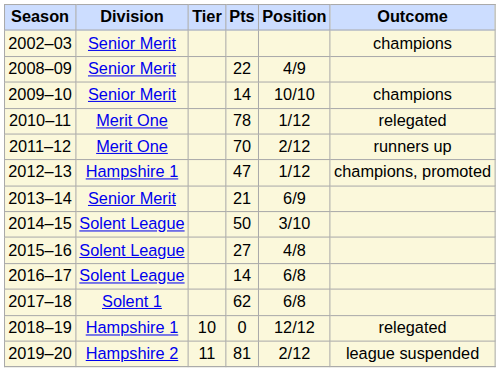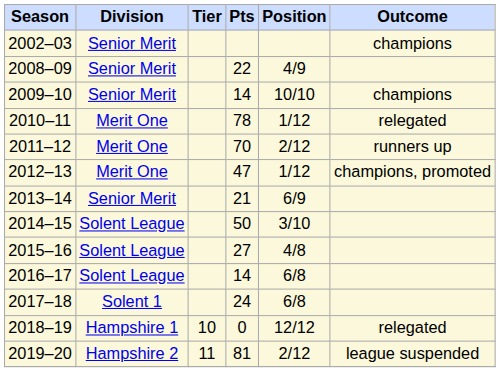(132, 172) Hampshire 1 -> (132, 172) Merit One
(242, 302) 62 -> (242, 302) 24
